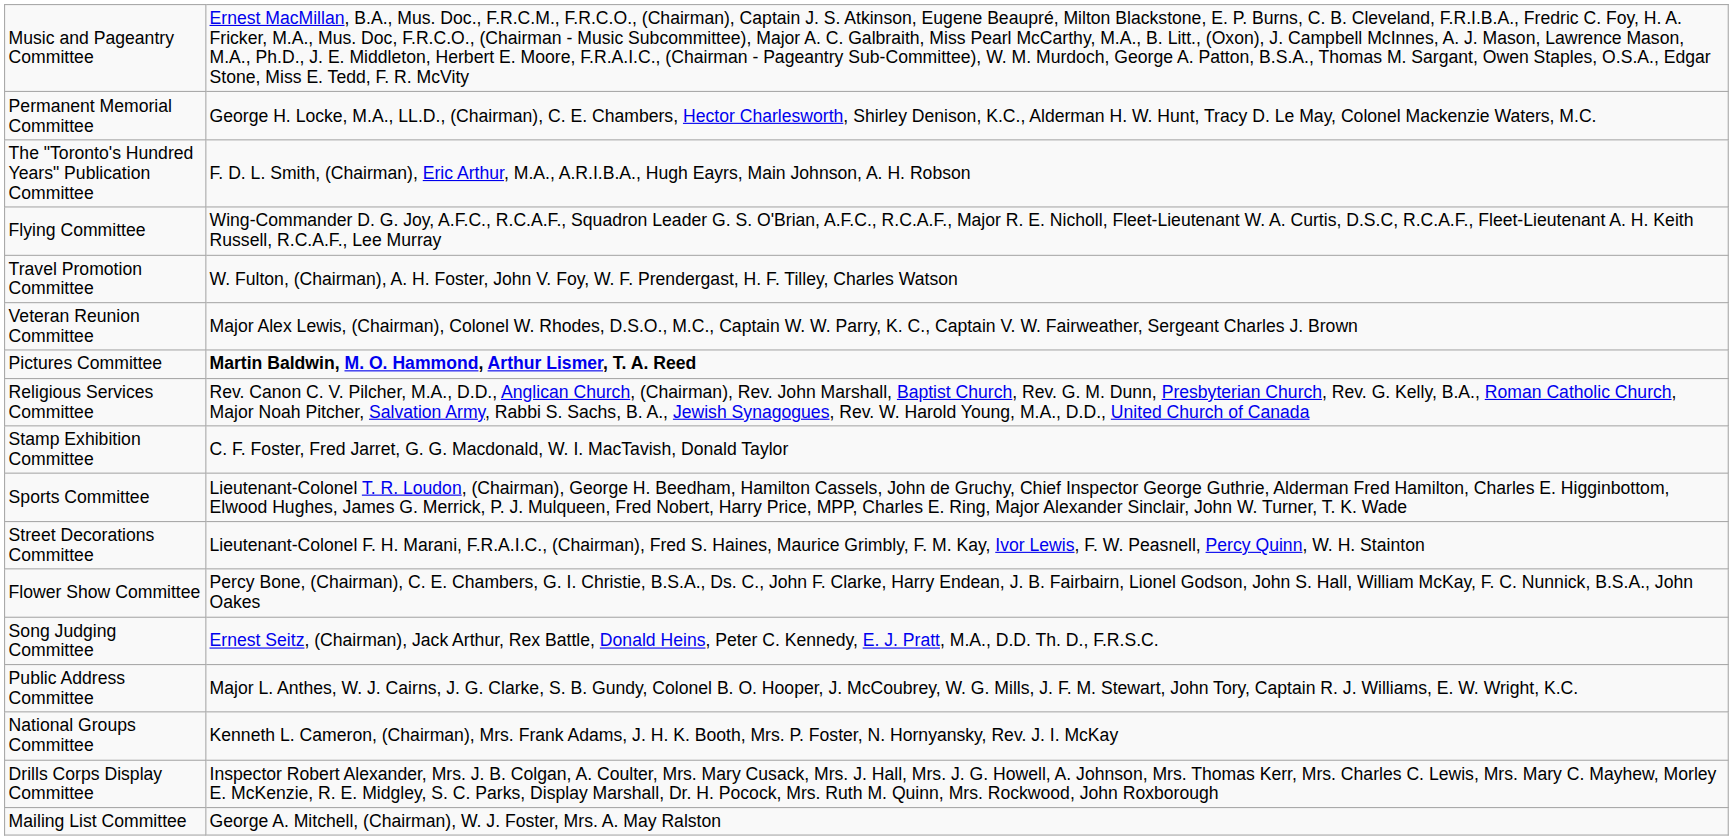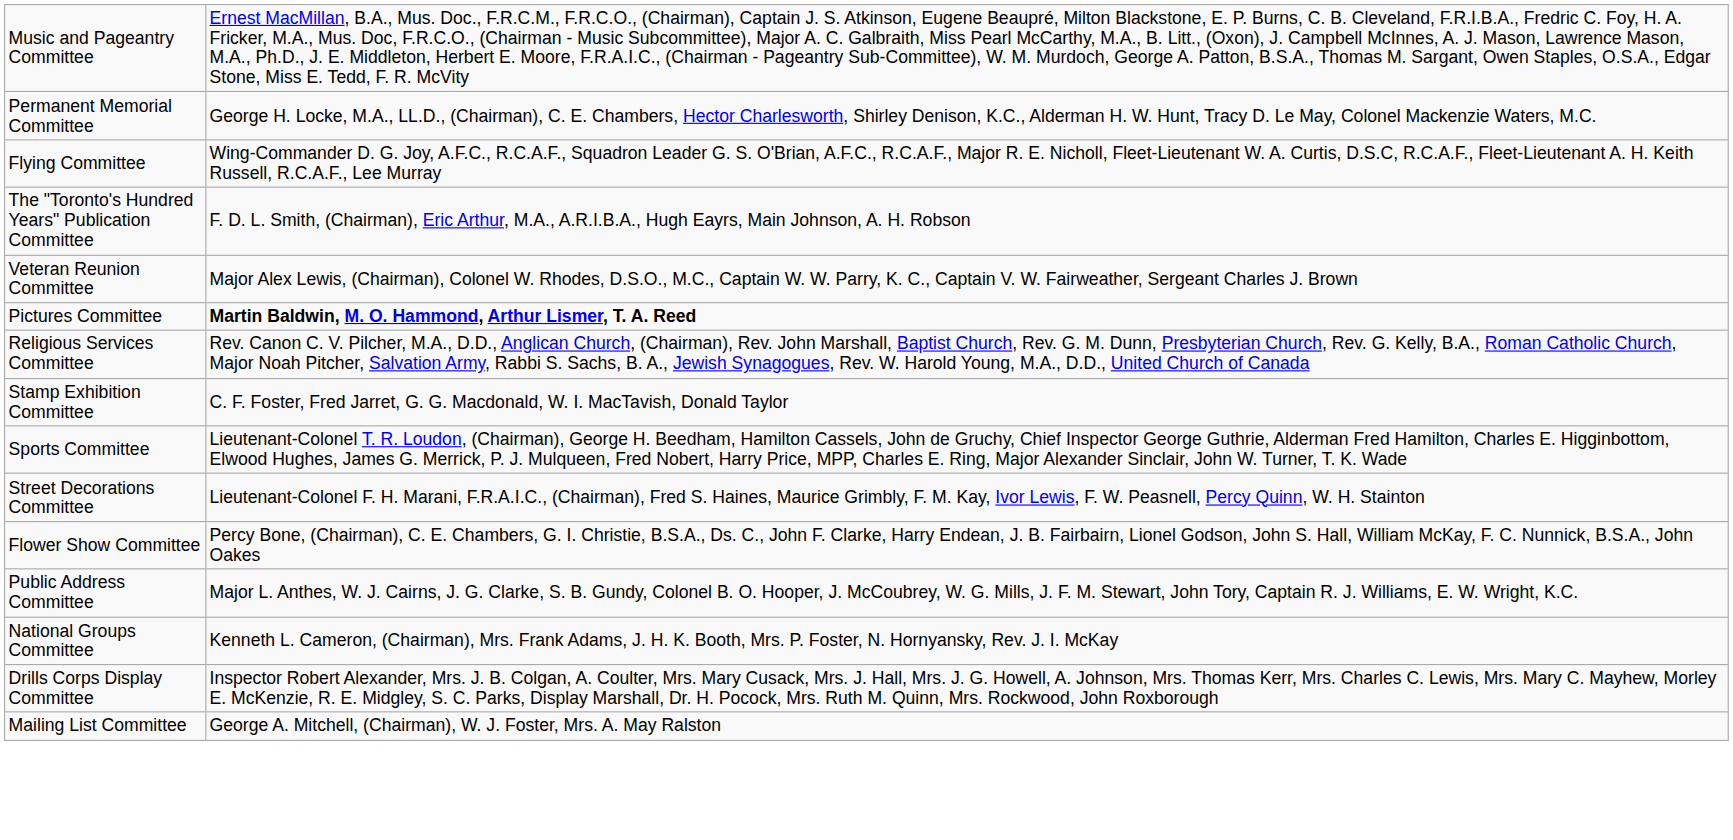rows swapped: (77, 230) <-> (101, 173)
- row: (75, 278)
- row: (62, 640)
